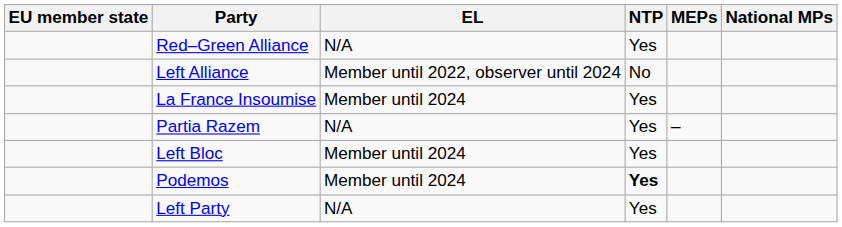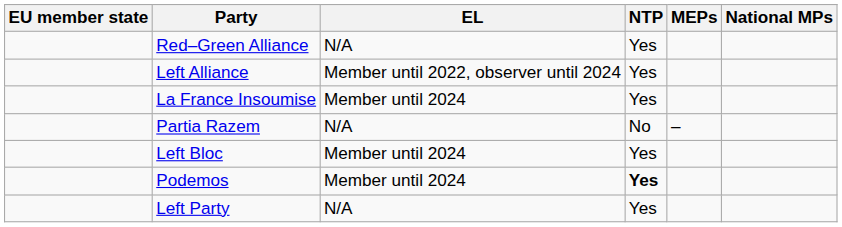(640, 72) No -> (643, 72) Yes
(643, 126) Yes -> (640, 126) No
